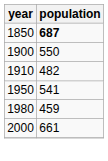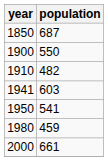(49, 33) bold -> (49, 33) normal
+ row: (20, 90)
